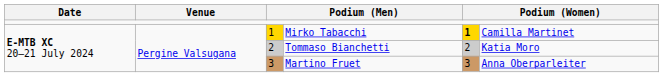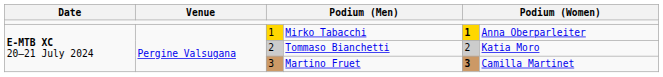(528, 32) Camilla Martinet -> (534, 32) Anna Oberparleiter
(467, 64) normal -> (467, 64) bold
(534, 64) Anna Oberparleiter -> (528, 64) Camilla Martinet
